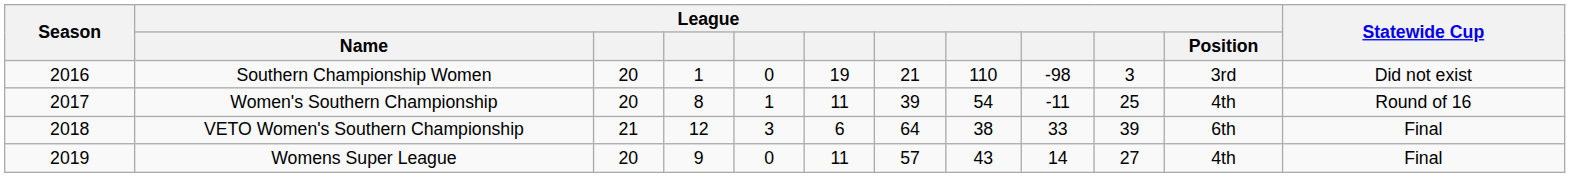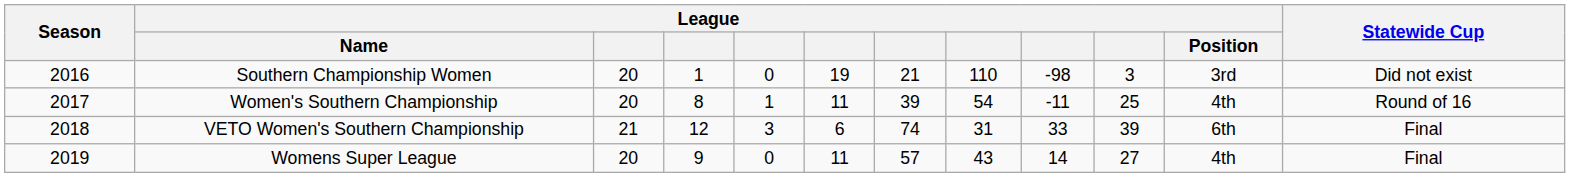(910, 130) 64 -> (910, 130) 74
(983, 130) 38 -> (983, 130) 31
